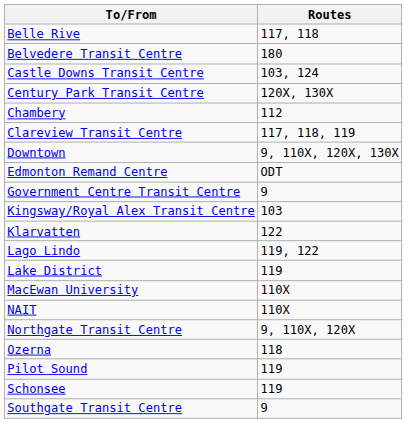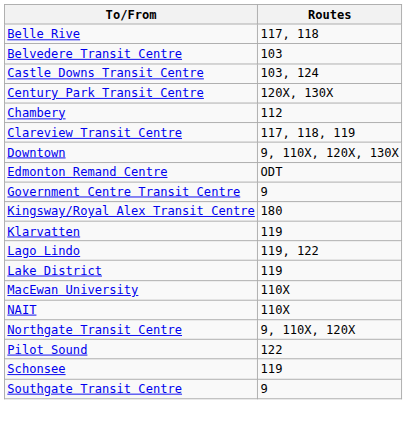(271, 54) 180 -> (271, 54) 103
(271, 211) 103 -> (271, 211) 180
(271, 231) 122 -> (271, 231) 119
- row: (29, 349)
(271, 369) 119 -> (271, 349) 122
